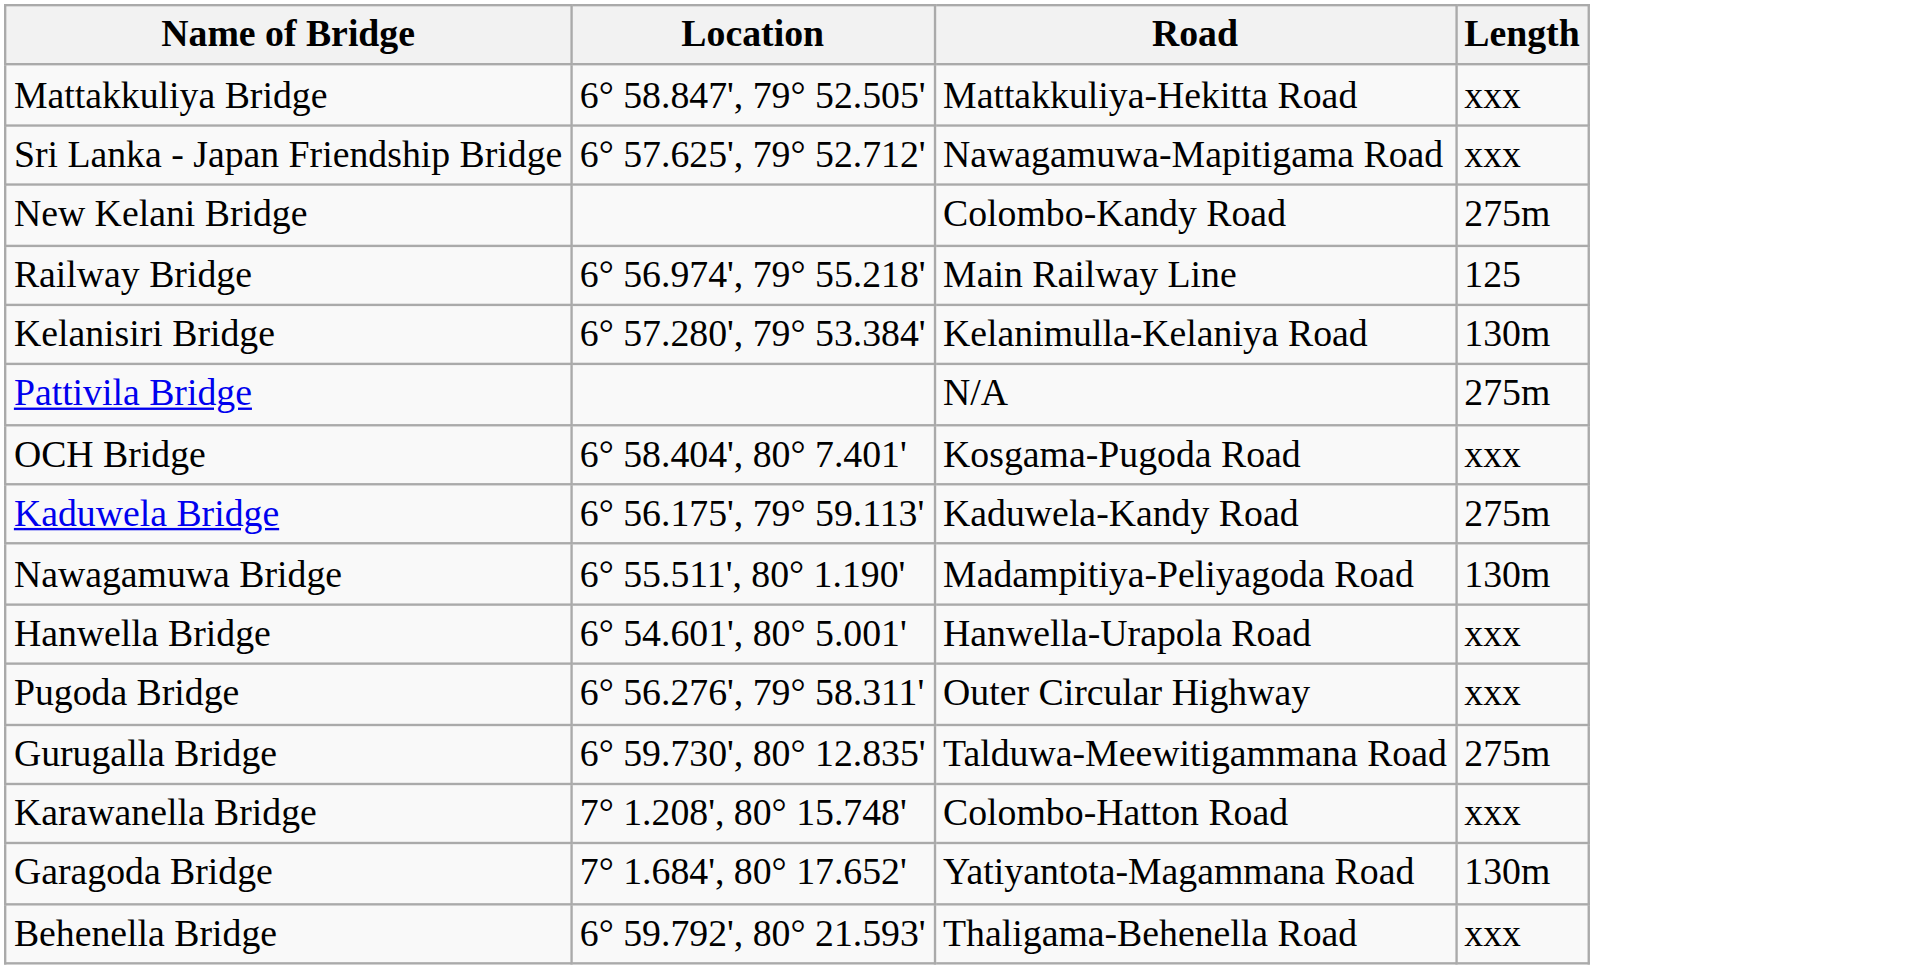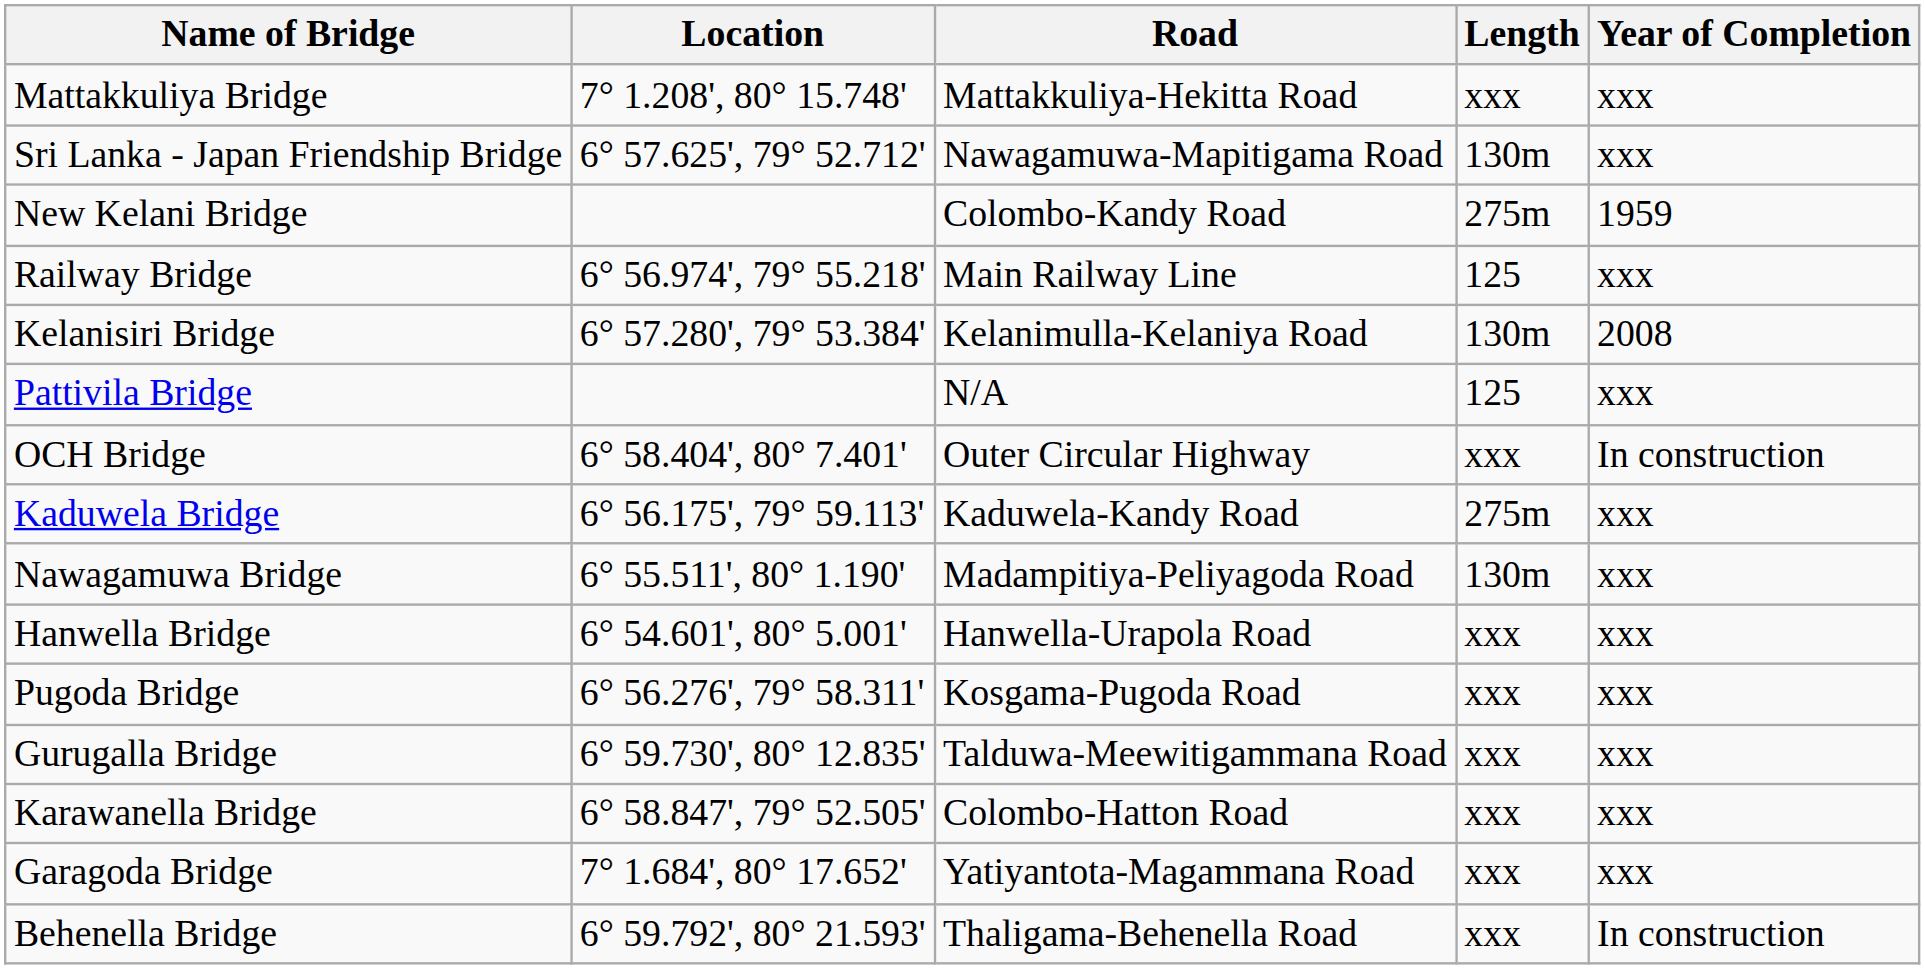+ column: (1754, 34)
(753, 94) 6° 58.847', 79° 52.505' -> (743, 94) 7° 1.208', 80° 15.748'
(1493, 154) xxx -> (1507, 154) 130m
(1507, 393) 275m -> (1493, 393) 125
(1122, 453) Kosgama-Pugoda Road -> (1127, 453) Outer Circular Highway
(1127, 693) Outer Circular Highway -> (1122, 693) Kosgama-Pugoda Road
(1507, 753) 275m -> (1493, 753) xxx
(743, 812) 7° 1.208', 80° 15.748' -> (753, 812) 6° 58.847', 79° 52.505'
(1507, 872) 130m -> (1493, 872) xxx
